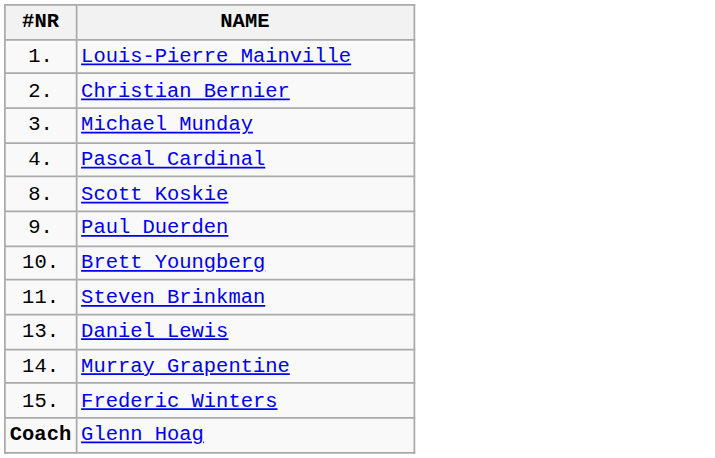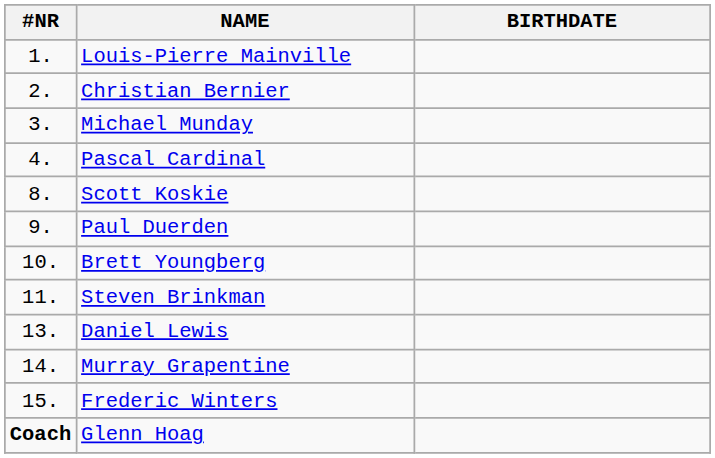+ column: (562, 22)
